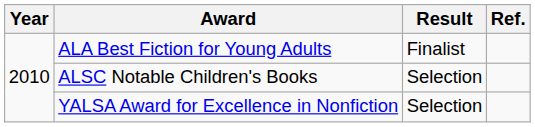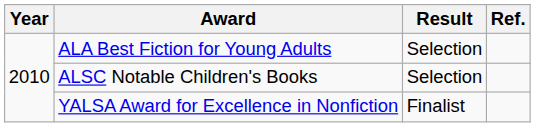(436, 48) Finalist -> (444, 48) Selection
(444, 106) Selection -> (436, 106) Finalist
